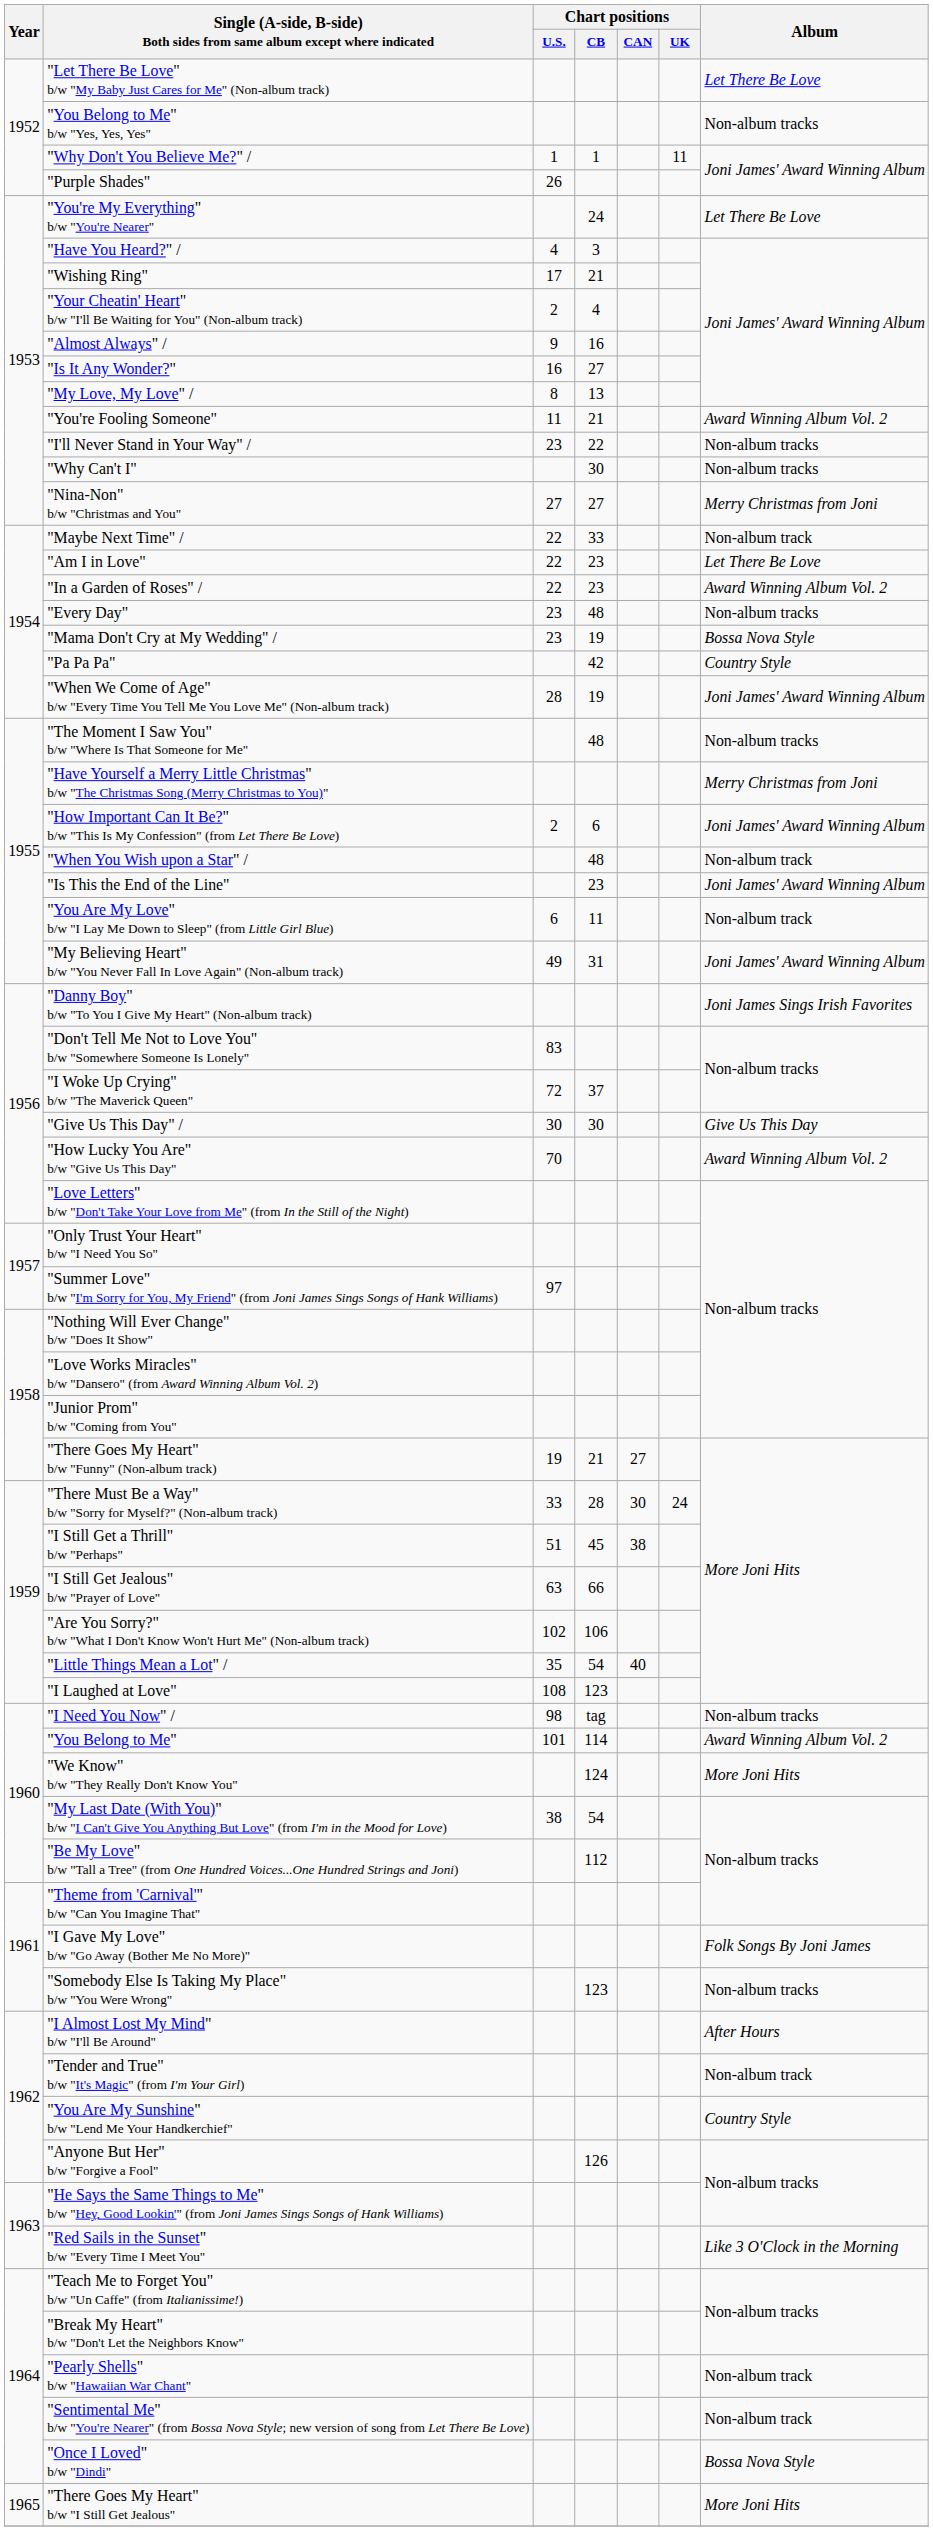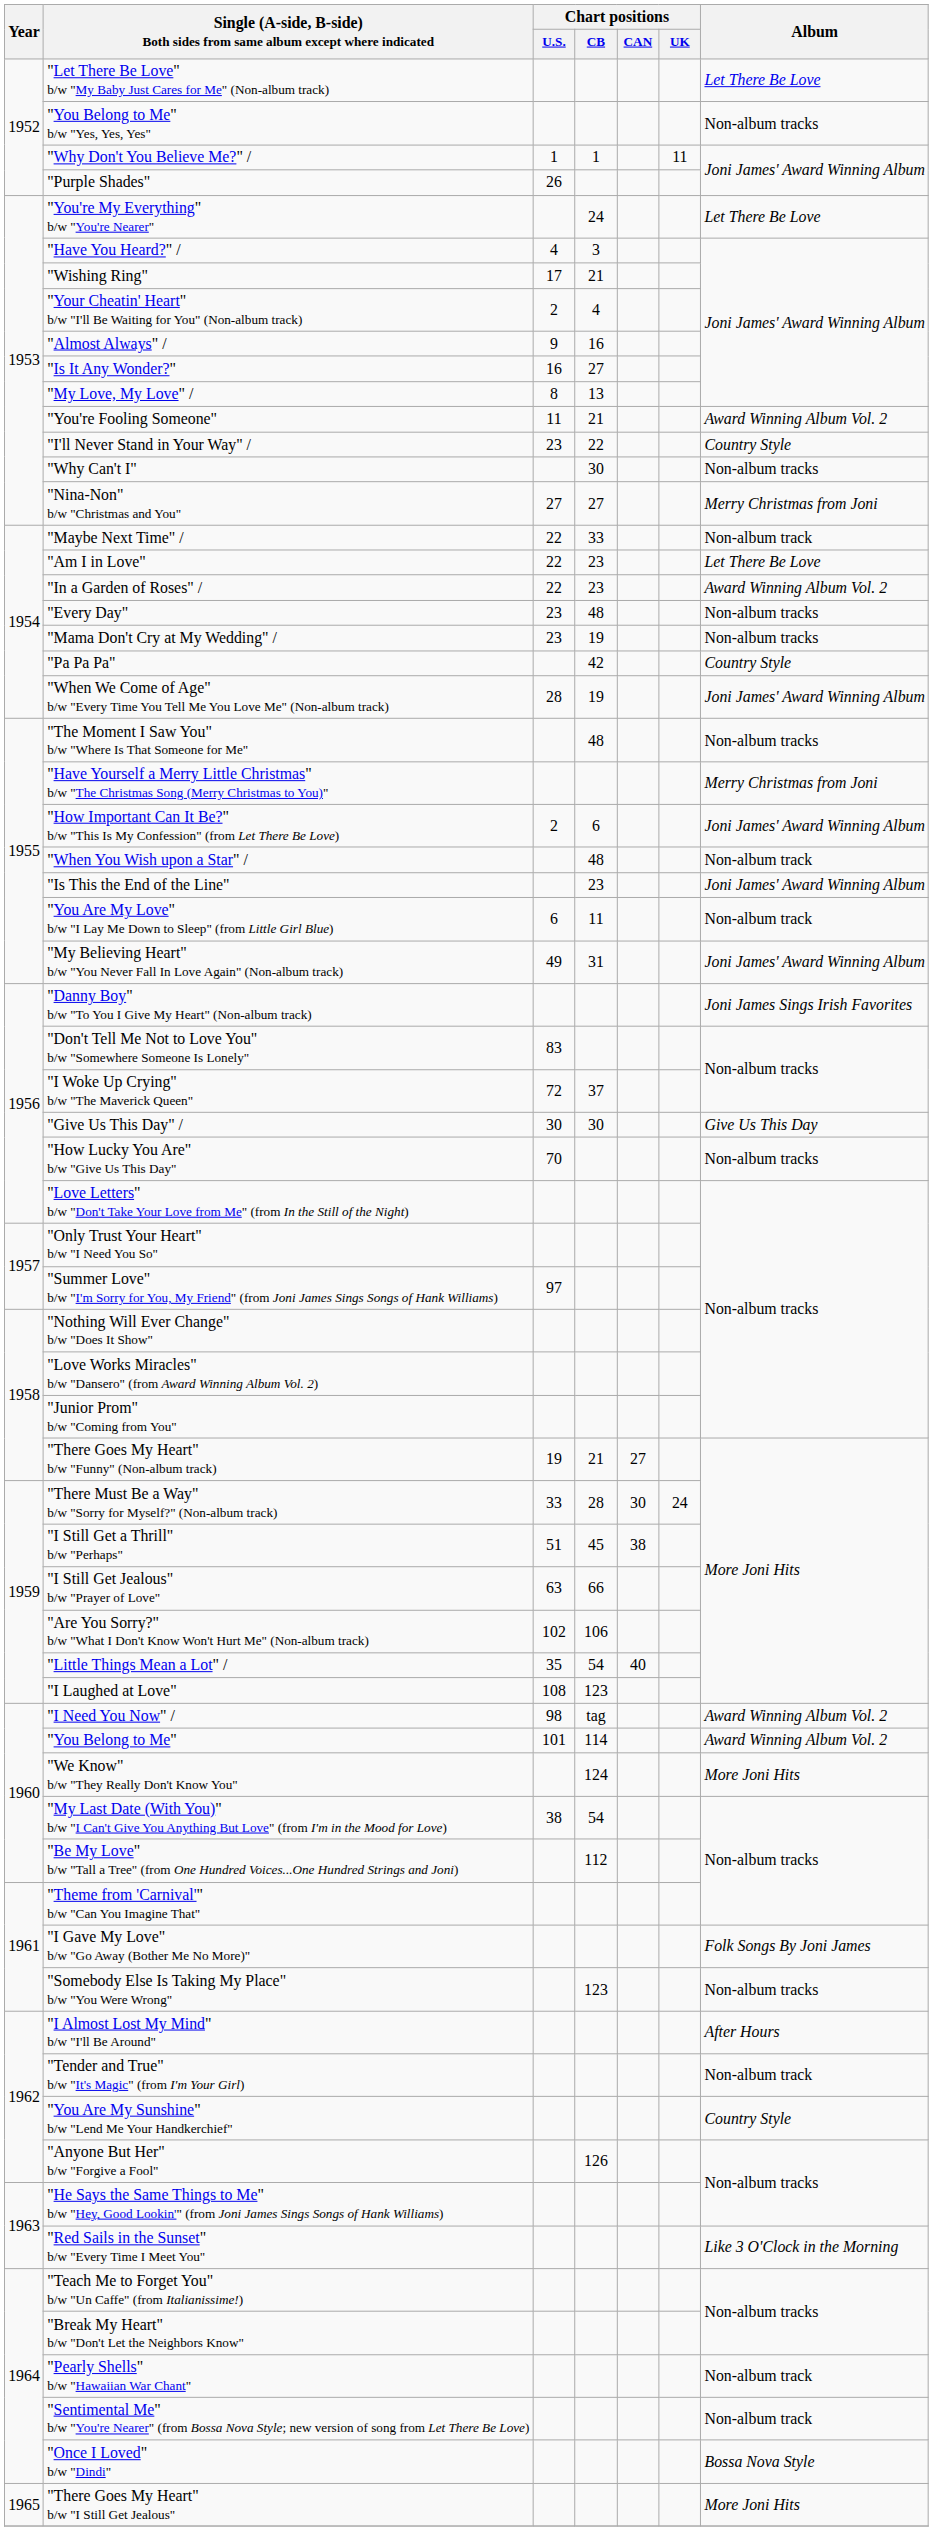(761, 444) Non-album tracks -> (748, 444) Country Style
(759, 637) Bossa Nova Style -> (761, 637) Non-album tracks
(796, 1158) Award Winning Album Vol. 2 -> (761, 1158) Non-album tracks
(761, 1715) Non-album tracks -> (796, 1715) Award Winning Album Vol. 2
